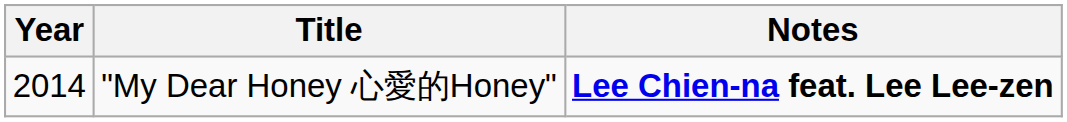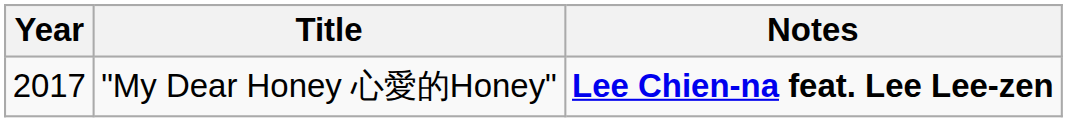(49, 85) 2014 -> (49, 85) 2017
